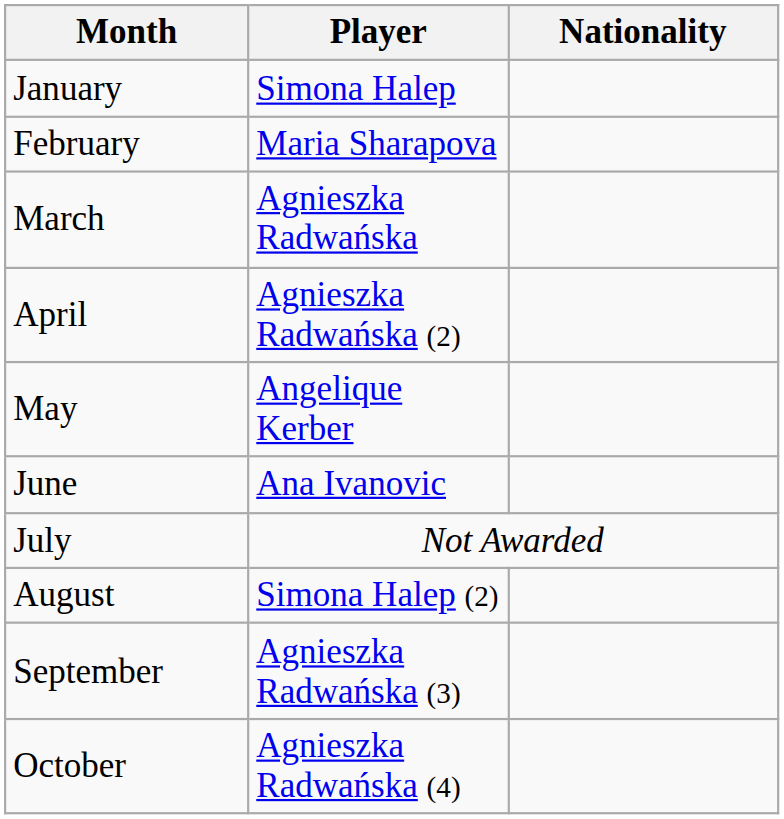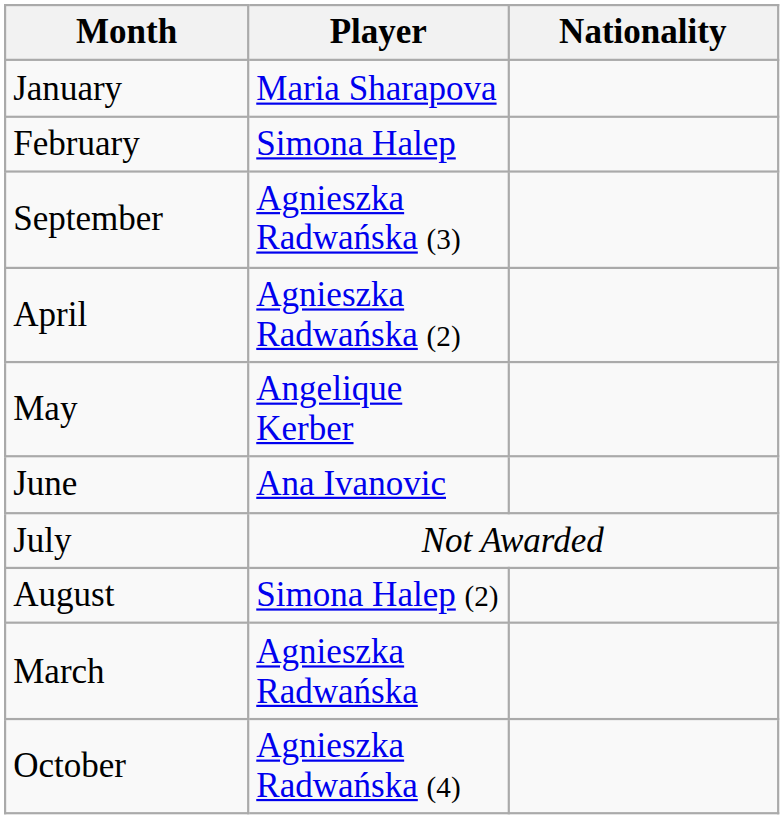(356, 87) Simona Halep -> (376, 87) Maria Sharapova
(376, 143) Maria Sharapova -> (356, 143) Simona Halep
rows swapped: (59, 218) <-> (88, 670)
